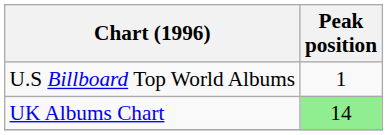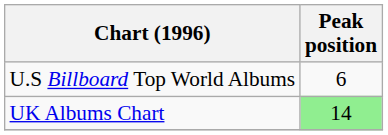(341, 79) 1 -> (341, 79) 6
